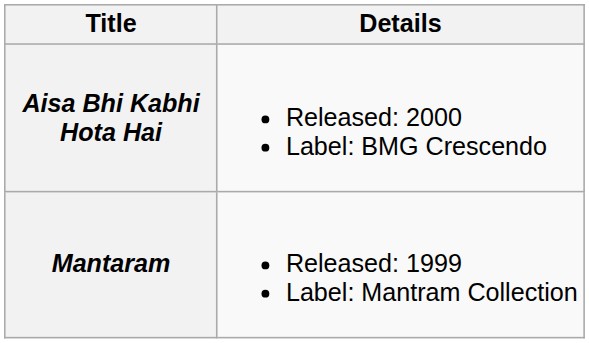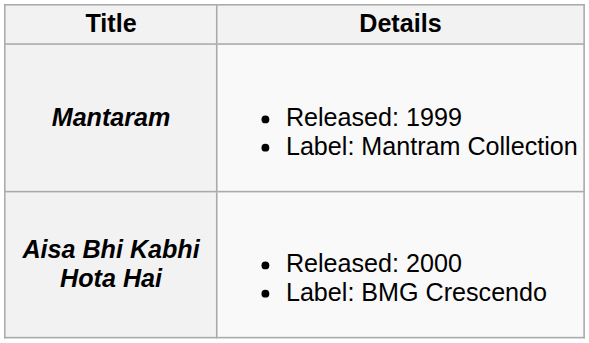rows swapped: (111, 264) <-> (111, 117)
